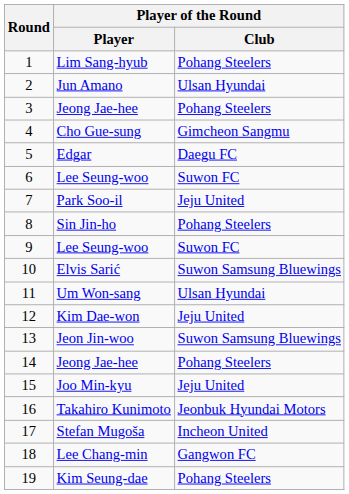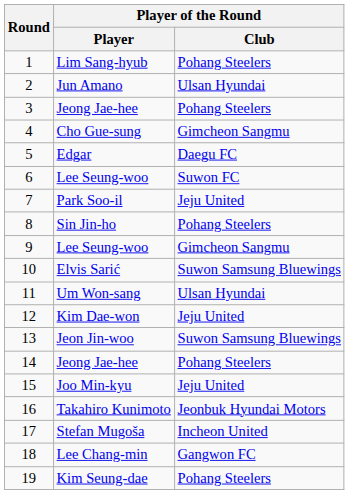(209, 246) Suwon FC -> (234, 246) Gimcheon Sangmu
